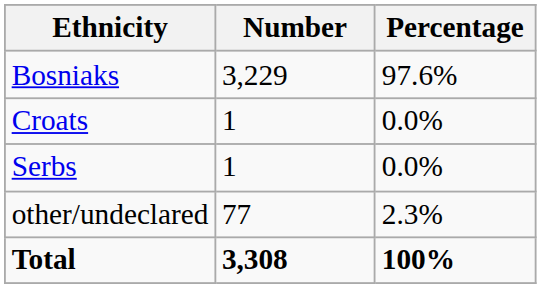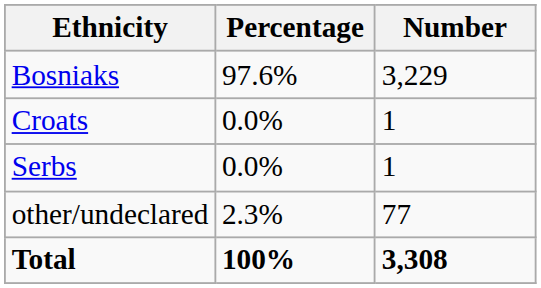columns swapped: (295, 27) <-> (455, 27)
